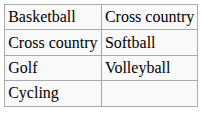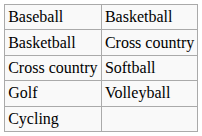+ row: (36, 17)
